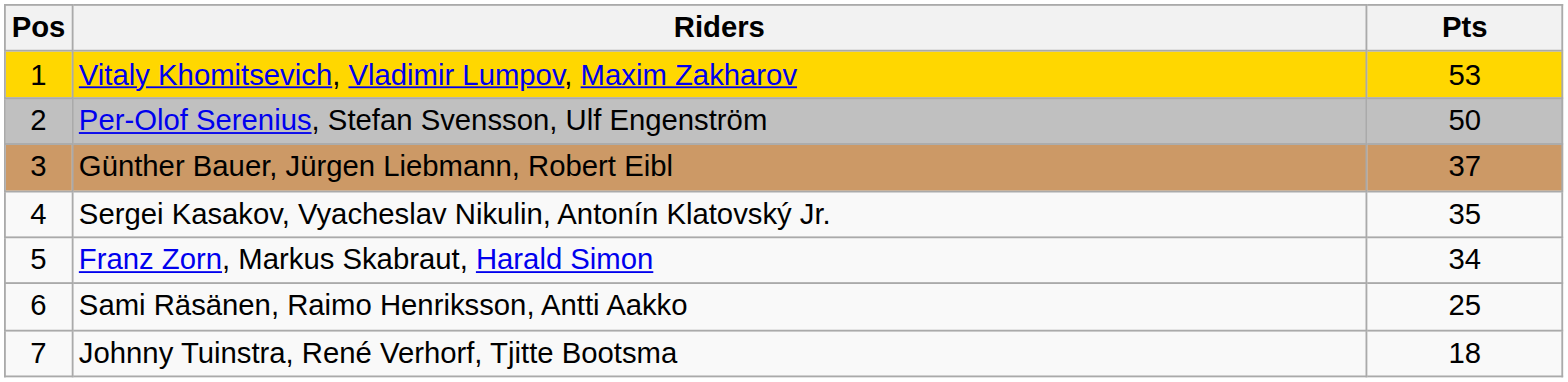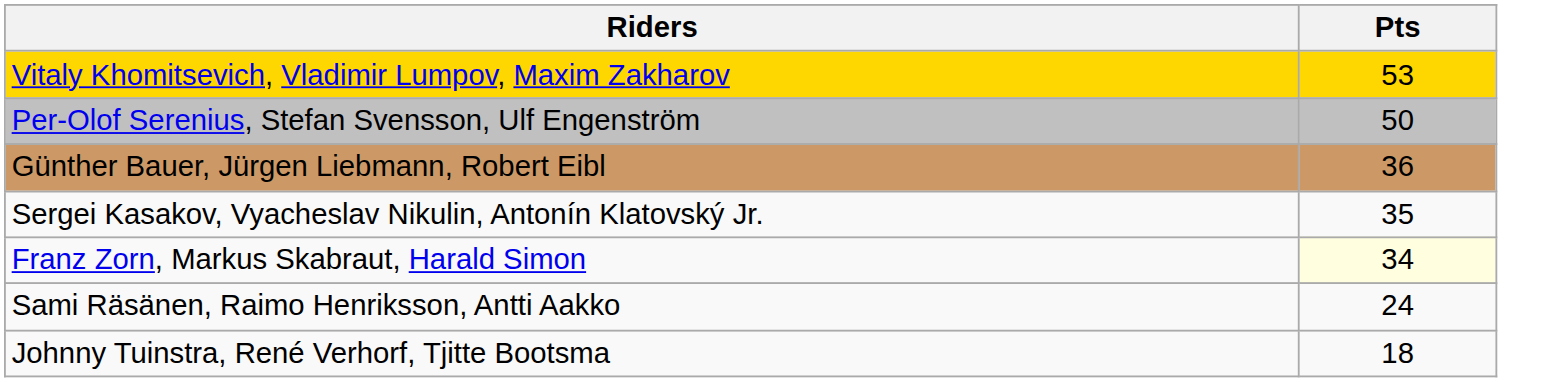- column: (39, 27)
(1465, 167) 37 -> (1398, 167) 36
(1465, 259) no background -> (1398, 259) lightyellow background
(1465, 306) 25 -> (1398, 306) 24
